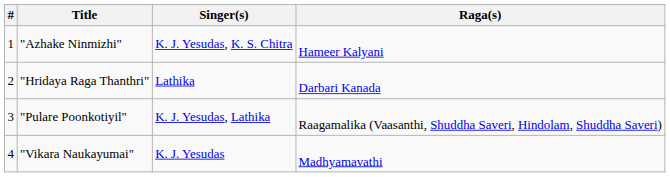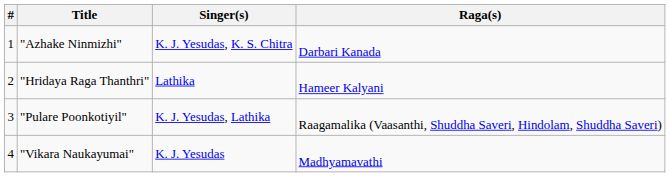(341, 51) Hameer Kalyani -> (340, 51) Darbari Kanada
(340, 88) Darbari Kanada -> (341, 88) Hameer Kalyani
